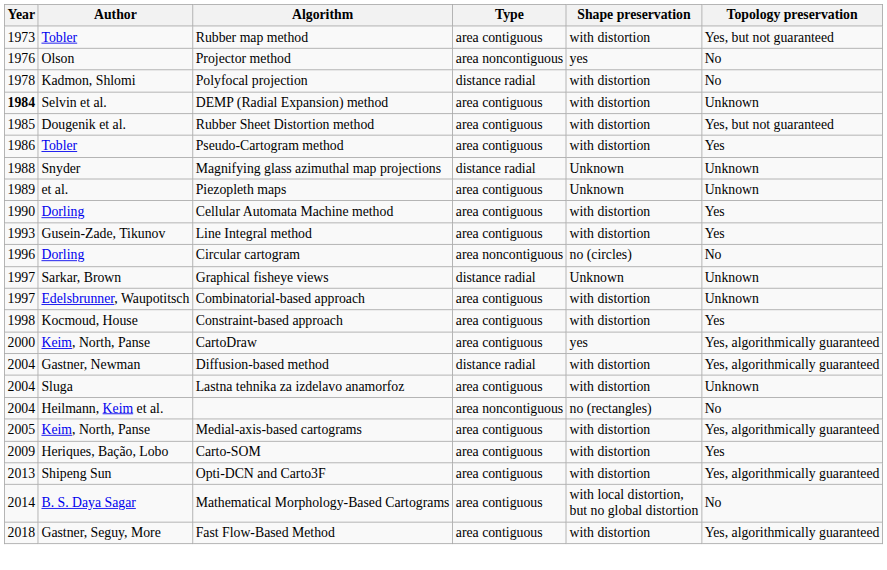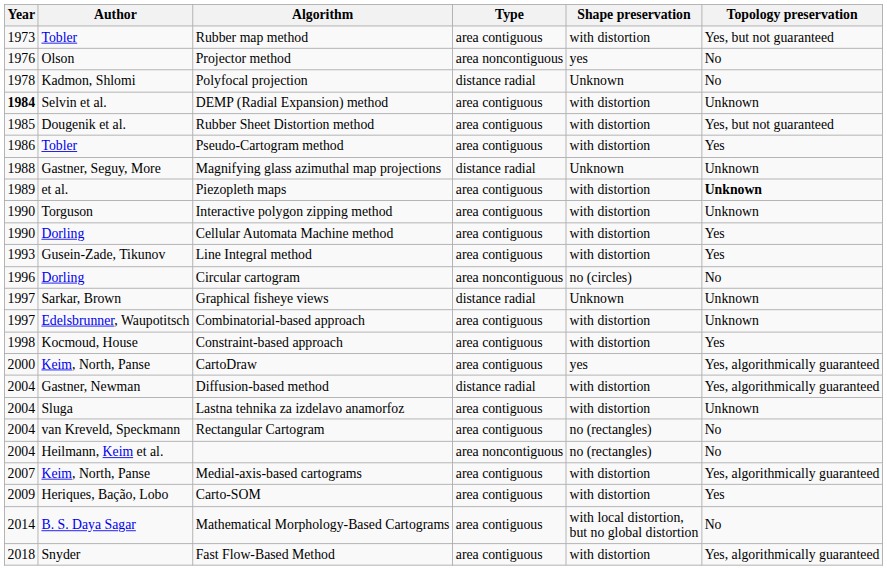(610, 80) with distortion -> (597, 80) Unknown
(61, 168) Snyder -> (101, 168) Gastner, Seguy, More
(597, 189) Unknown -> (610, 189) with distortion
(732, 189) normal -> (733, 189) bold
+ row: (294, 211)
+ row: (260, 430)
(21, 430) 2005 -> (21, 473) 2007
- row: (261, 473)
(101, 532) Gastner, Seguy, More -> (61, 554) Snyder
